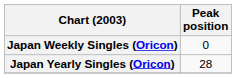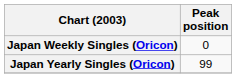(206, 63) 28 -> (206, 63) 99
